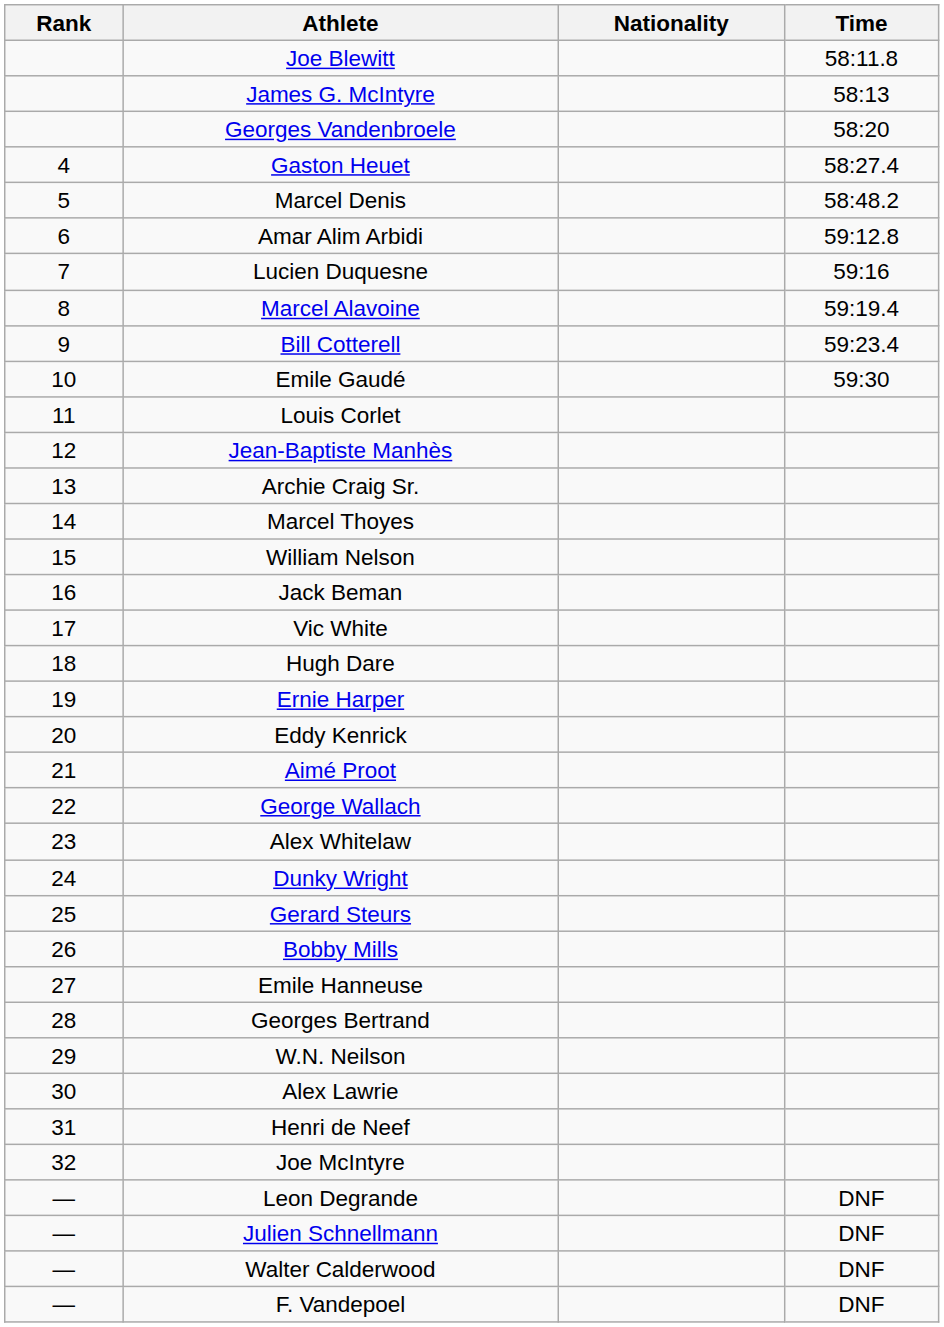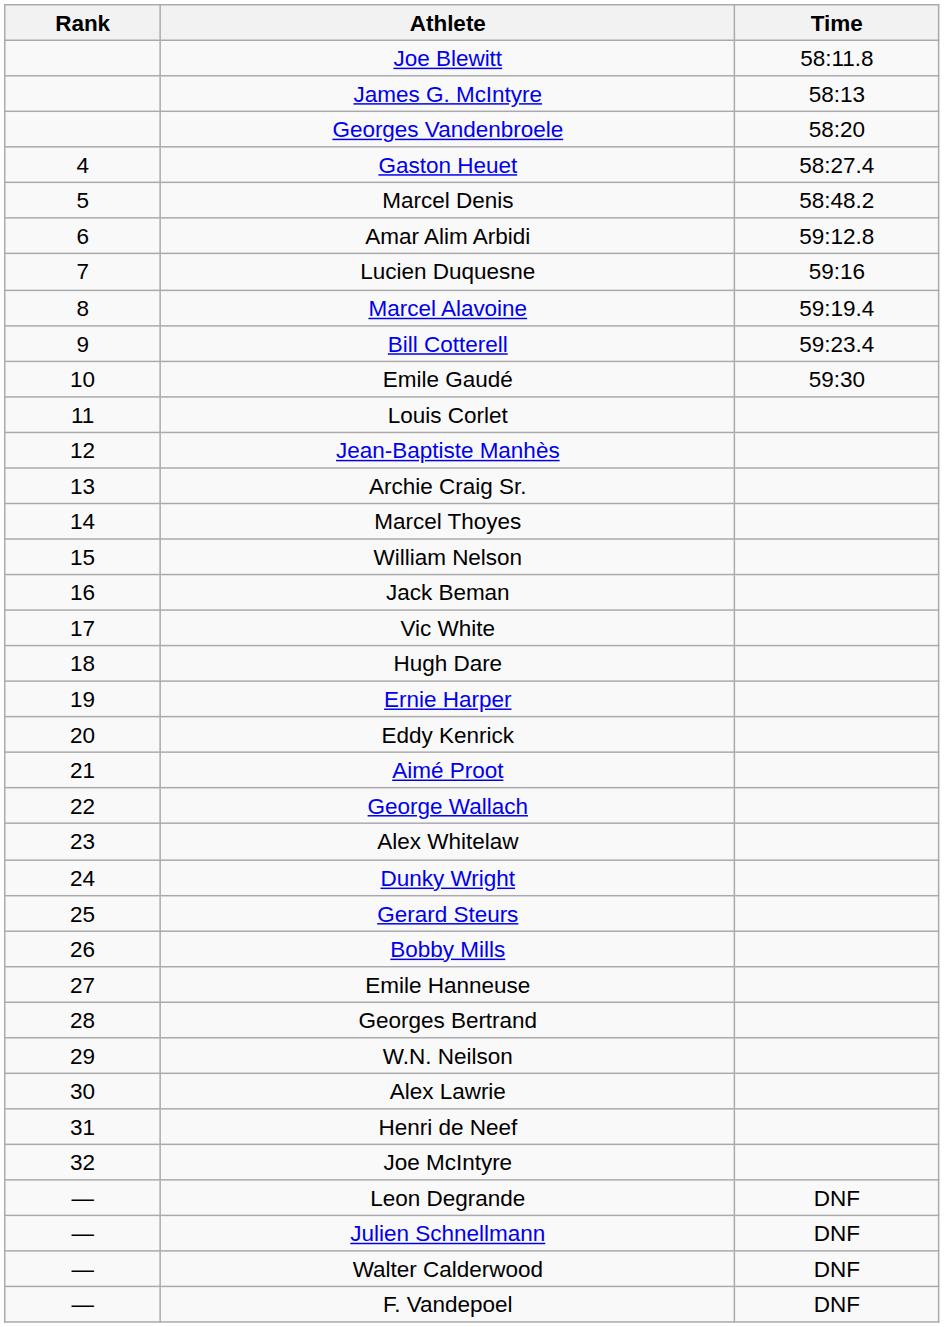- column: (671, 23)
